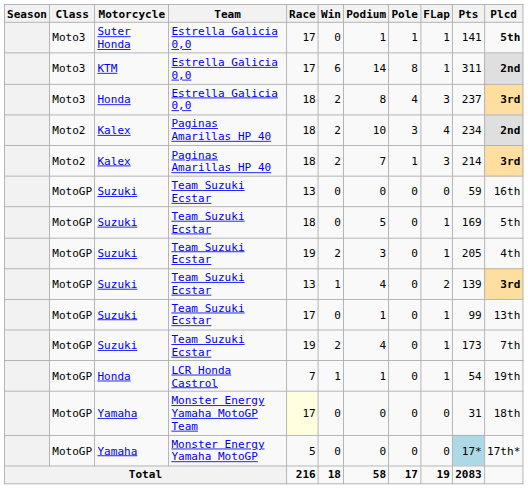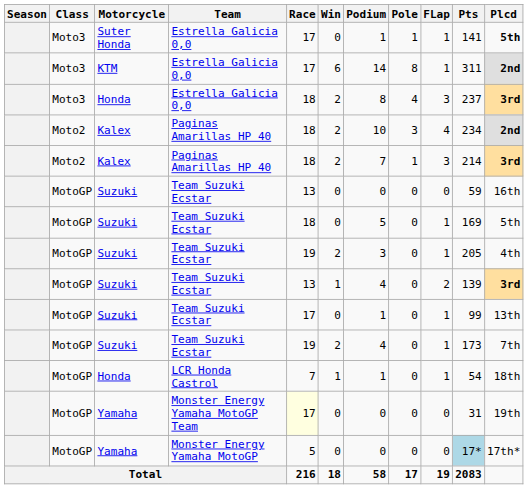(507, 376) 19th -> (507, 376) 18th
(507, 413) 18th -> (507, 413) 19th
